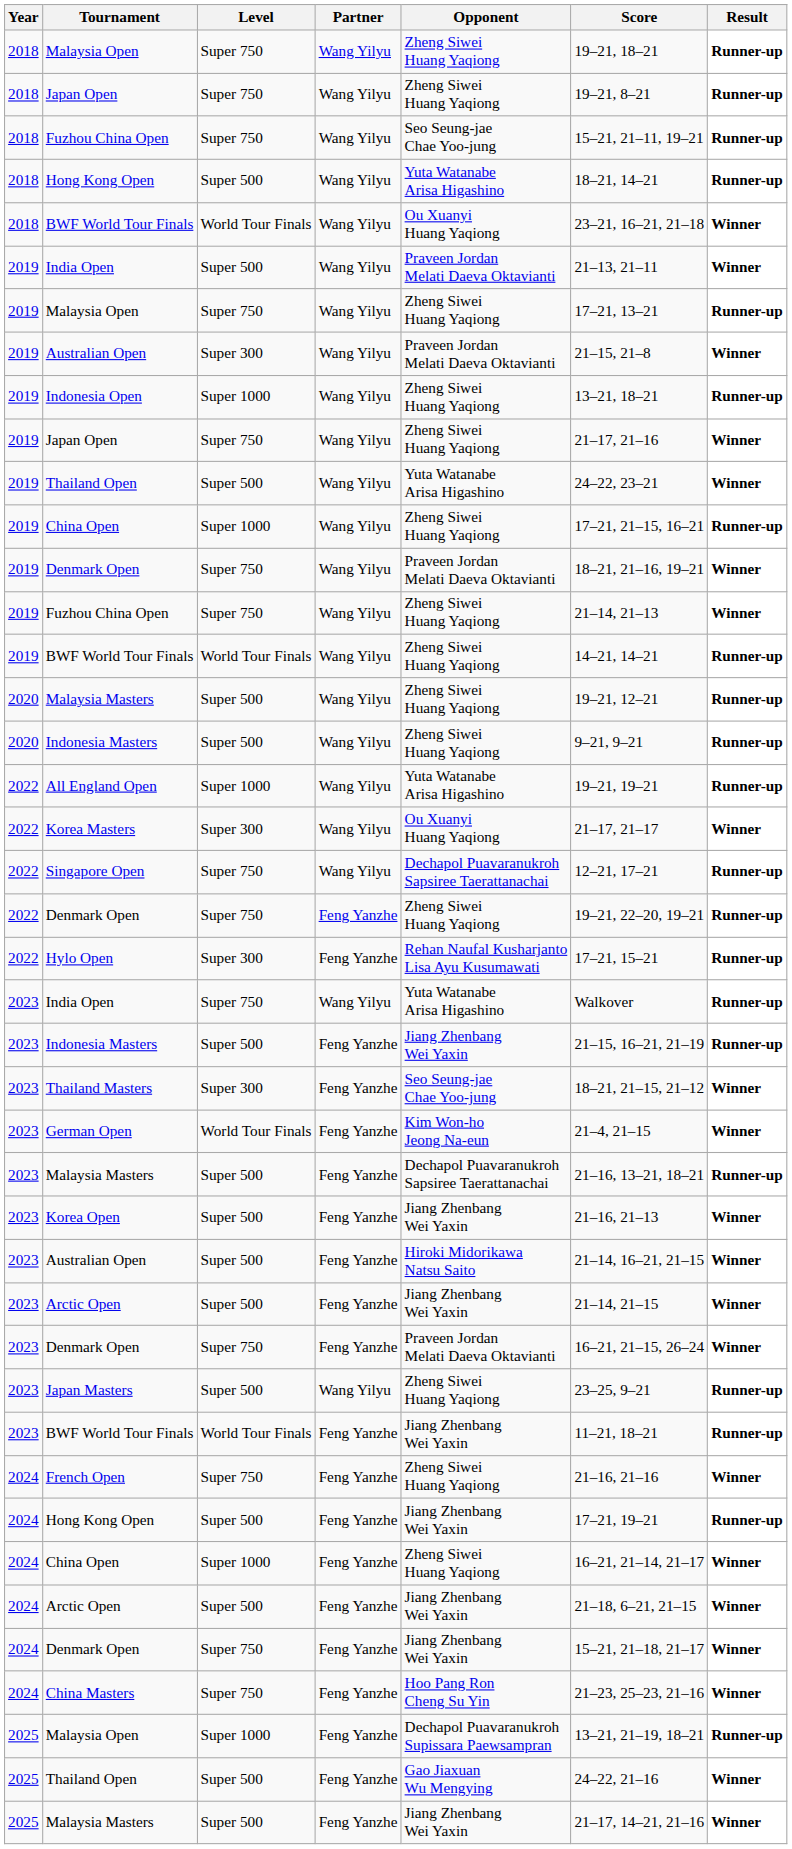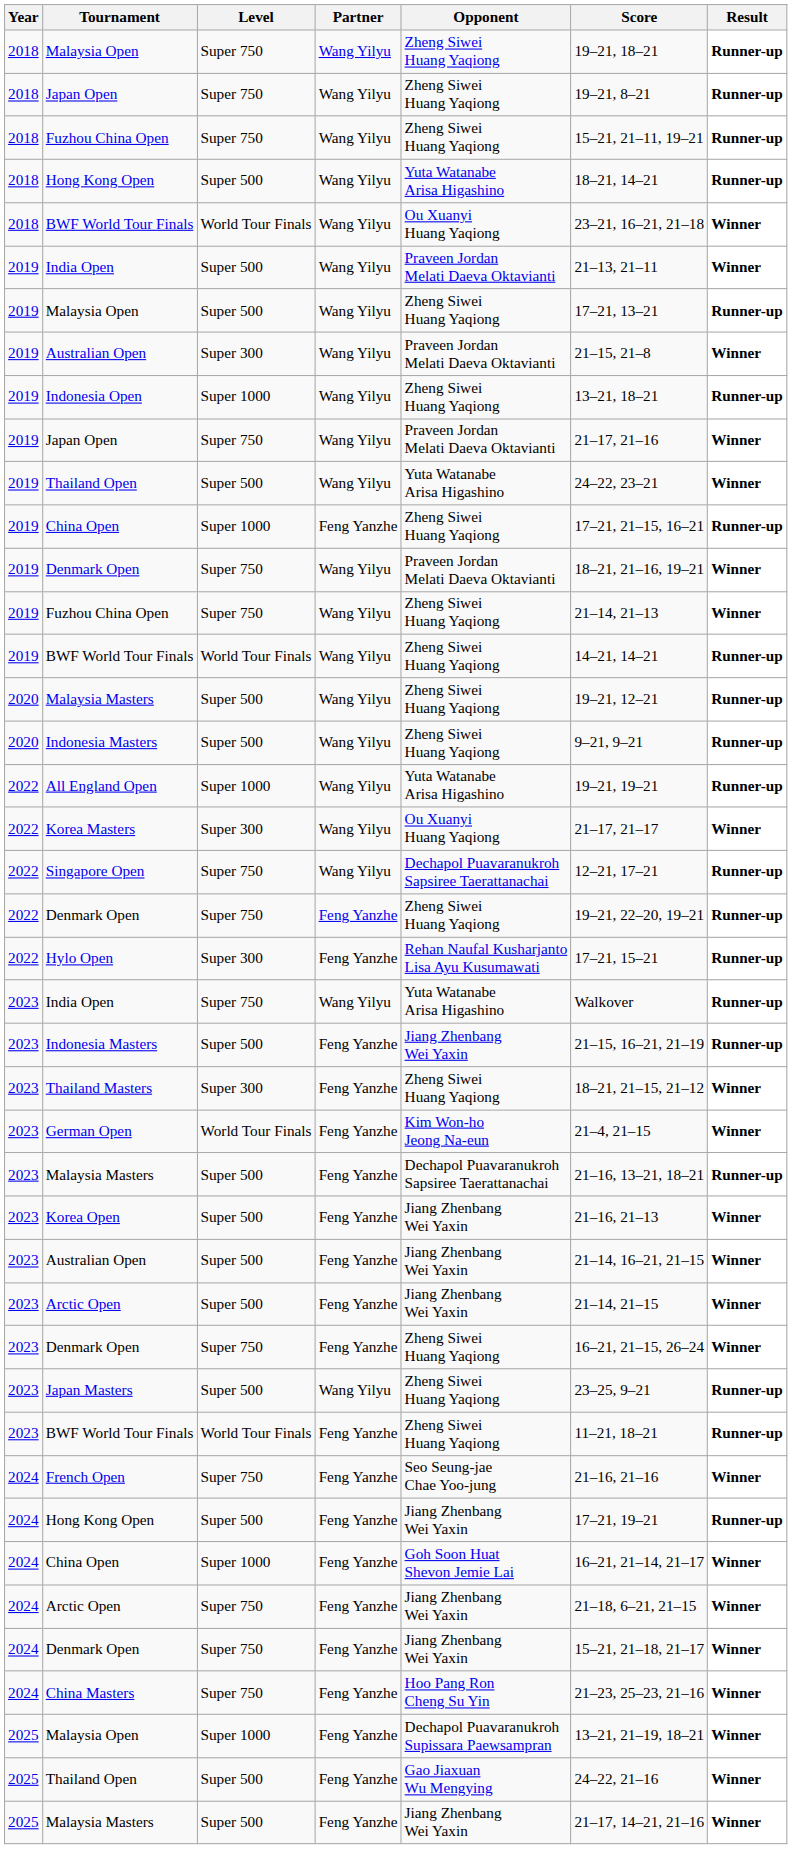(450, 138) Seo Seung-jae Chae Yoo-jung -> (452, 138) Zheng Siwei Huang Yaqiong
(232, 310) Super 750 -> (232, 310) Super 500
(452, 440) Zheng Siwei Huang Yaqiong -> (480, 440) Praveen Jordan Melati Daeva Oktavianti
(355, 526) Wang Yilyu -> (358, 526) Feng Yanzhe
(450, 1088) Seo Seung-jae Chae Yoo-jung -> (452, 1088) Zheng Siwei Huang Yaqiong
(464, 1261) Hiroki Midorikawa Natsu Saito -> (453, 1261) Jiang Zhenbang Wei Yaxin
(480, 1347) Praveen Jordan Melati Daeva Oktavianti -> (452, 1347) Zheng Siwei Huang Yaqiong
(453, 1433) Jiang Zhenbang Wei Yaxin -> (452, 1433) Zheng Siwei Huang Yaqiong
(452, 1477) Zheng Siwei Huang Yaqiong -> (450, 1477) Seo Seung-jae Chae Yoo-jung
(452, 1563) Zheng Siwei Huang Yaqiong -> (459, 1563) Goh Soon Huat Shevon Jemie Lai
(232, 1606) Super 500 -> (232, 1606) Super 750
(747, 1736) Runner-up -> (736, 1736) Winner
